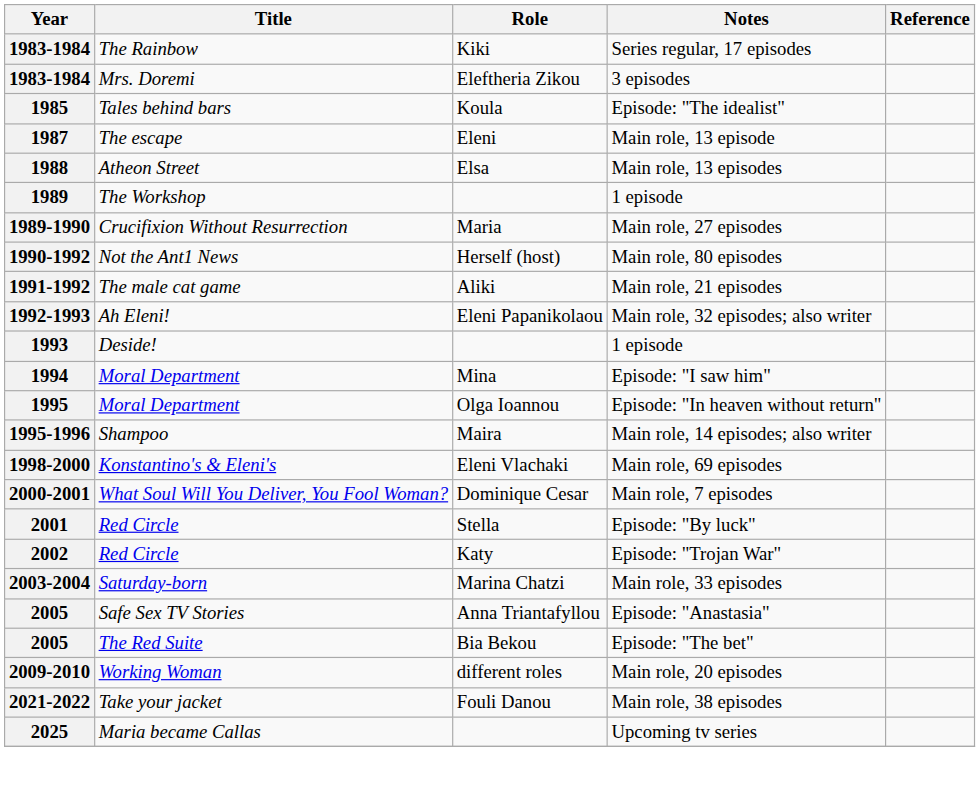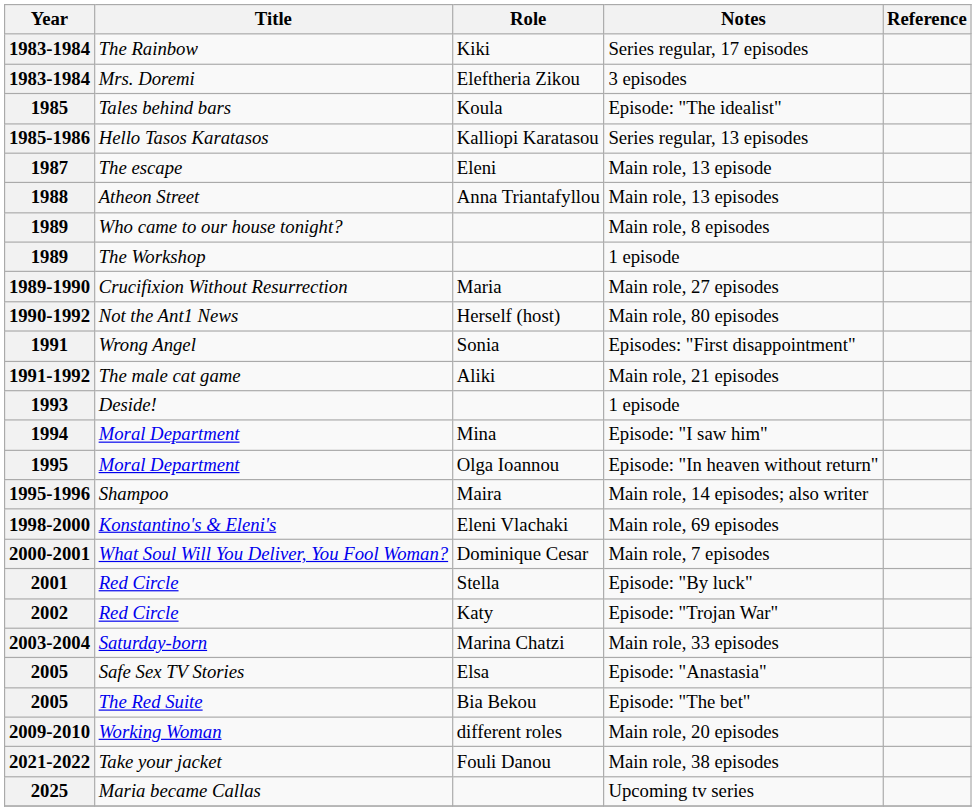+ row: (184, 138)
(473, 167) Elsa -> (528, 197) Anna Triantafyllou
+ row: (221, 227)
+ row: (147, 345)
- row: (134, 316)
(528, 613) Anna Triantafyllou -> (473, 672) Elsa
